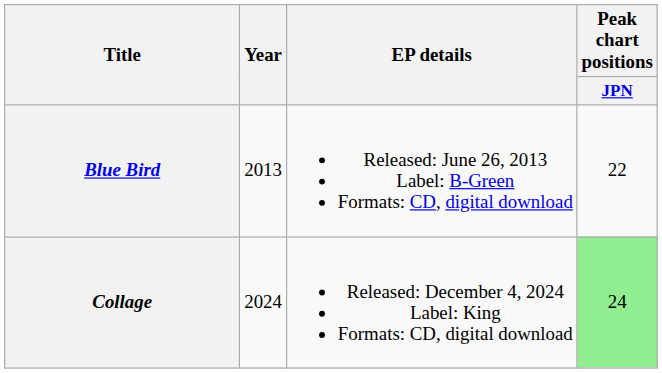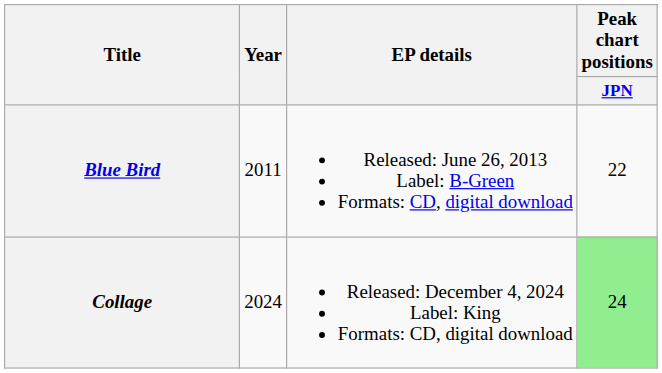(263, 170) 2013 -> (263, 170) 2011
